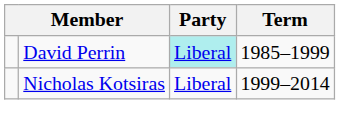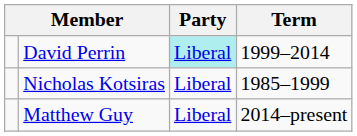(285, 51) 1985–1999 -> (285, 51) 1999–2014
(285, 83) 1999–2014 -> (285, 83) 1985–1999
+ row: (78, 114)
